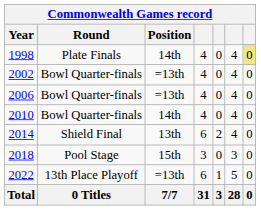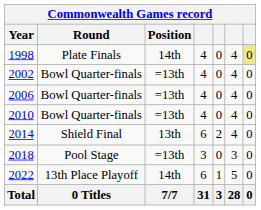(170, 114) 14th -> (170, 114) =13th
(170, 154) 15th -> (170, 154) =13th
(170, 174) =13th -> (170, 174) 14th
